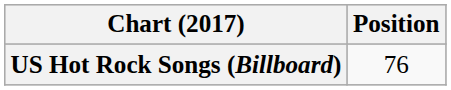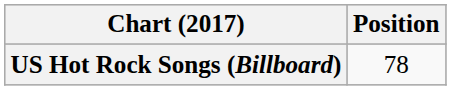(396, 64) 76 -> (396, 64) 78
